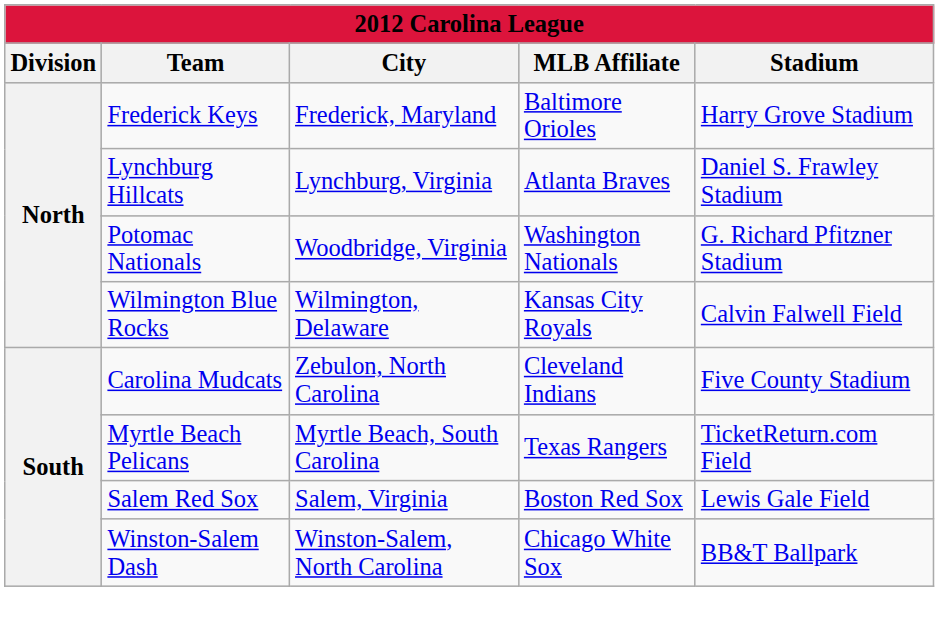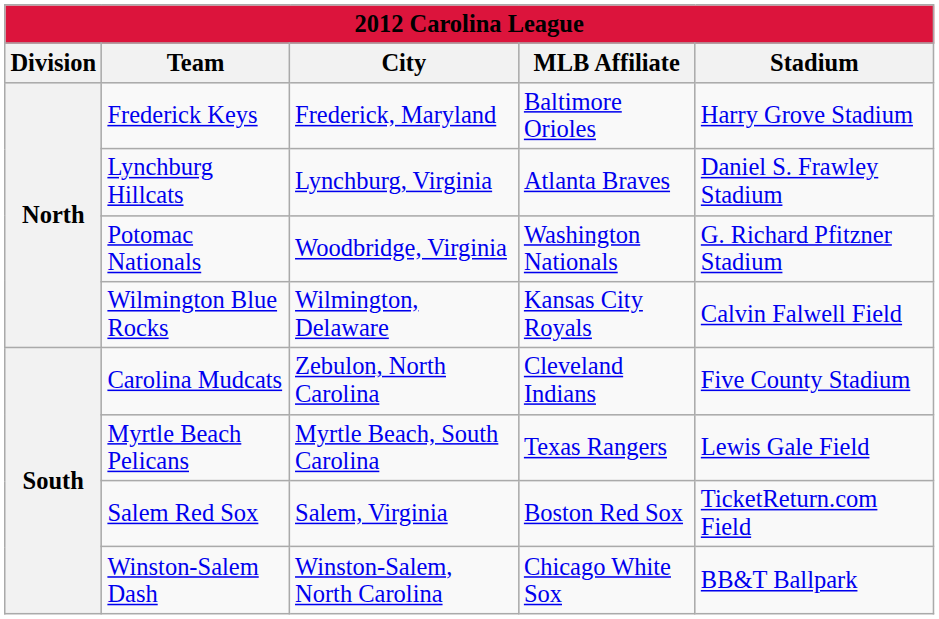(789, 447) TicketReturn.com Field -> (785, 447) Lewis Gale Field
(785, 499) Lewis Gale Field -> (789, 513) TicketReturn.com Field
